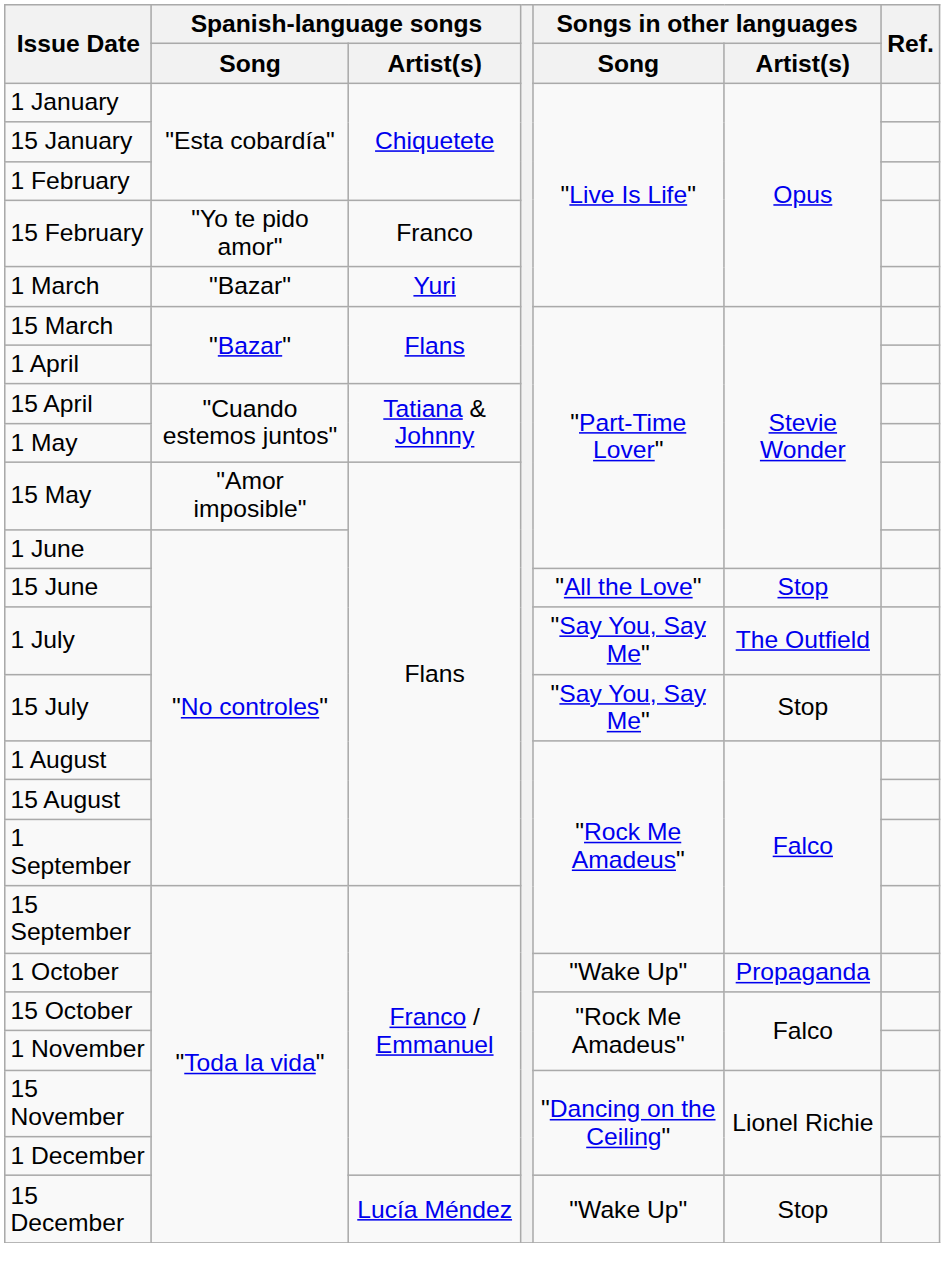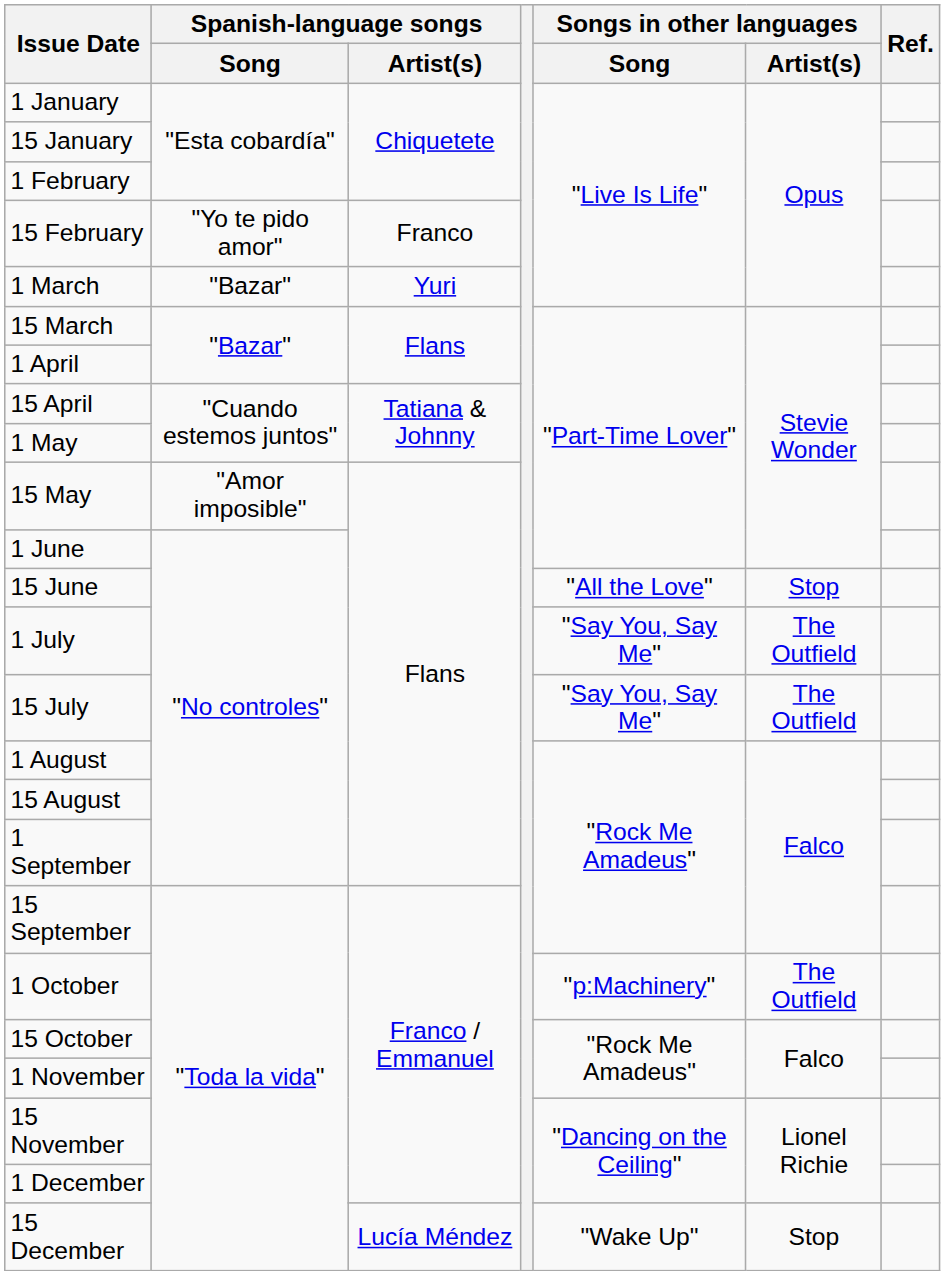(803, 707) Stop -> (814, 707) The Outfield
(628, 971) "Wake Up" -> (639, 985) "p:Machinery"
(803, 971) Propaganda -> (814, 985) The Outfield
